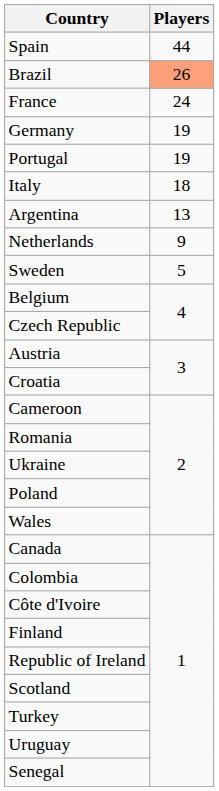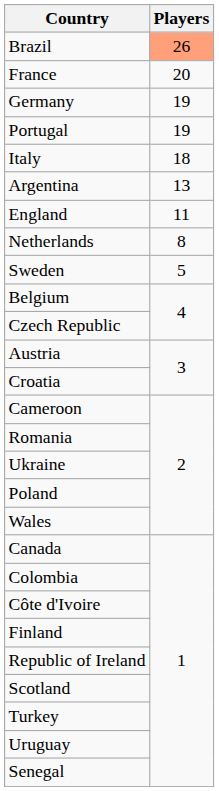- row: (29, 46)
(181, 102) 24 -> (181, 74) 20
+ row: (38, 213)
(181, 241) 9 -> (181, 241) 8
